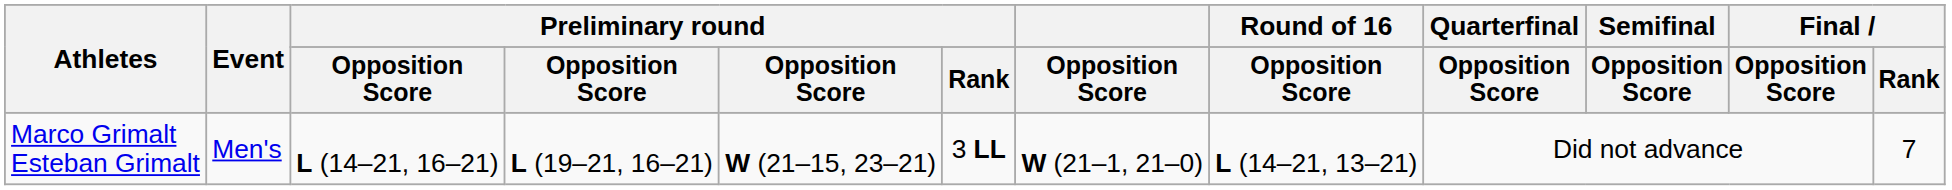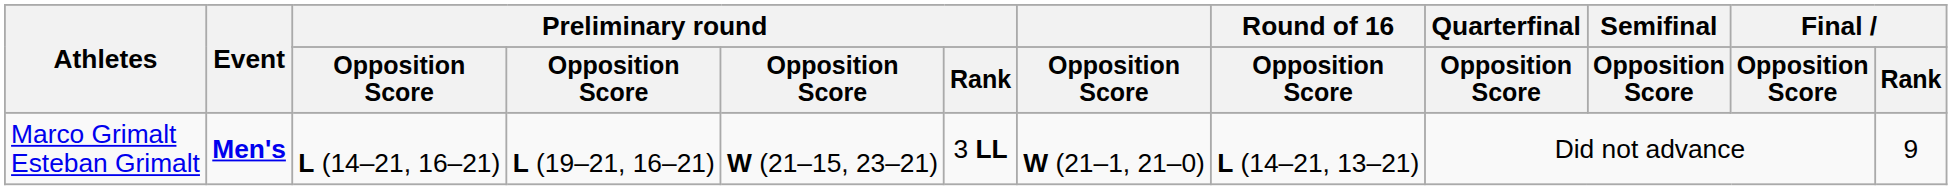(247, 149) normal -> (249, 149) bold
(1909, 149) 7 -> (1911, 149) 9
